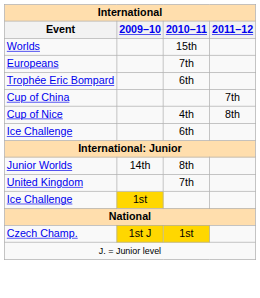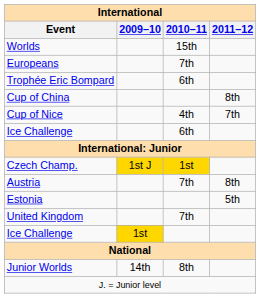(233, 98) 7th -> (233, 98) 8th
(233, 115) 8th -> (233, 115) 7th
rows swapped: (39, 166) <-> (42, 234)
+ row: (23, 183)
+ row: (25, 200)
